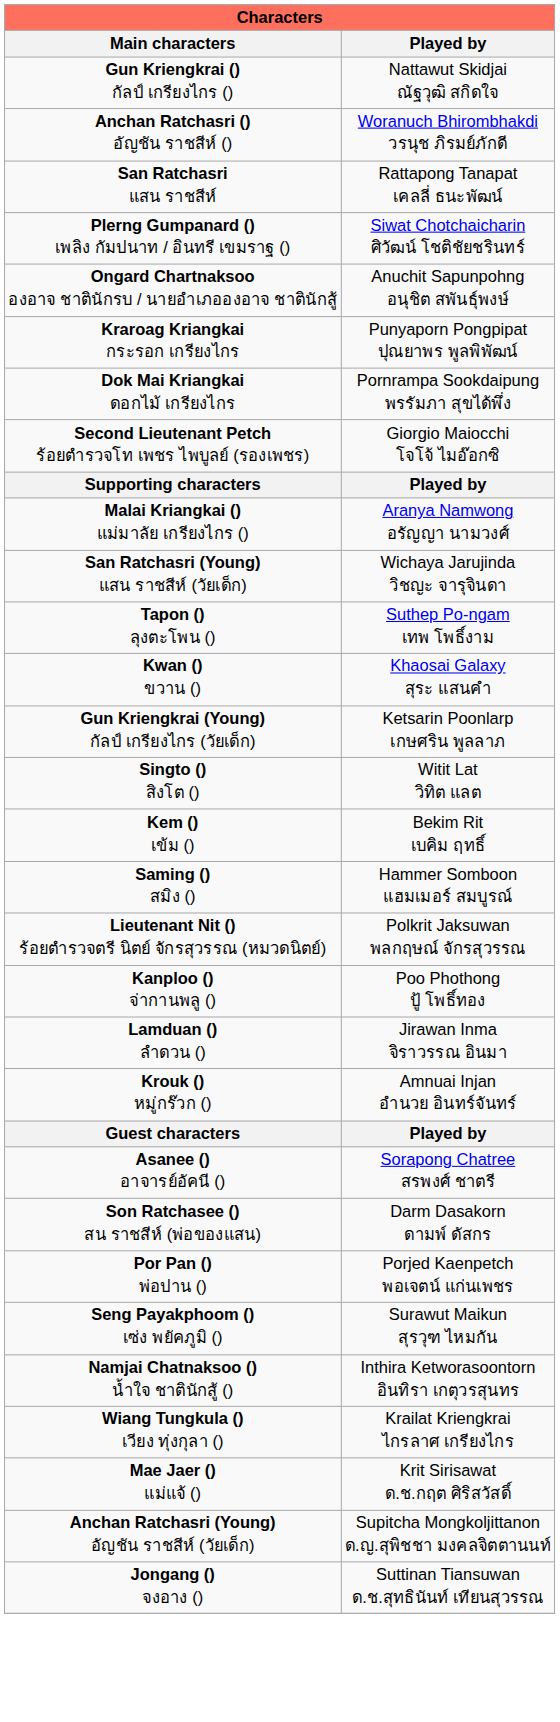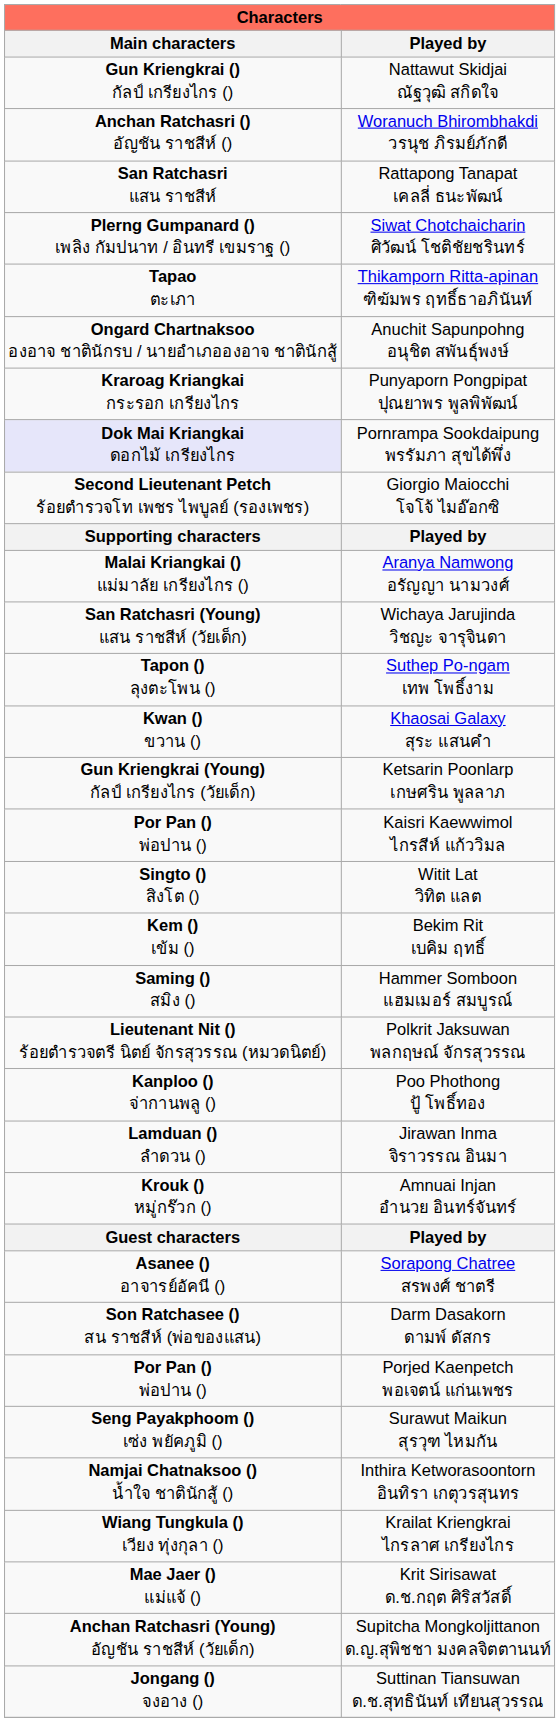+ row: (448, 288)
(173, 392) no background -> (173, 444) lavender background
+ row: (448, 833)
